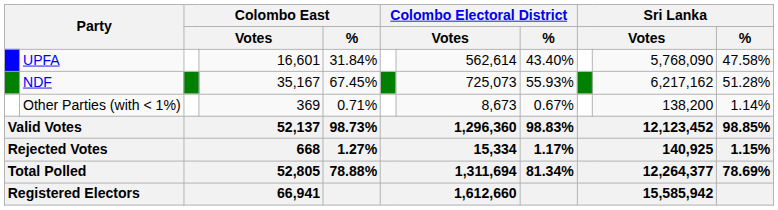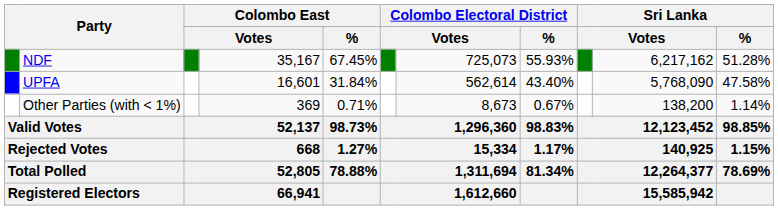rows swapped: (37, 82) <-> (41, 60)
